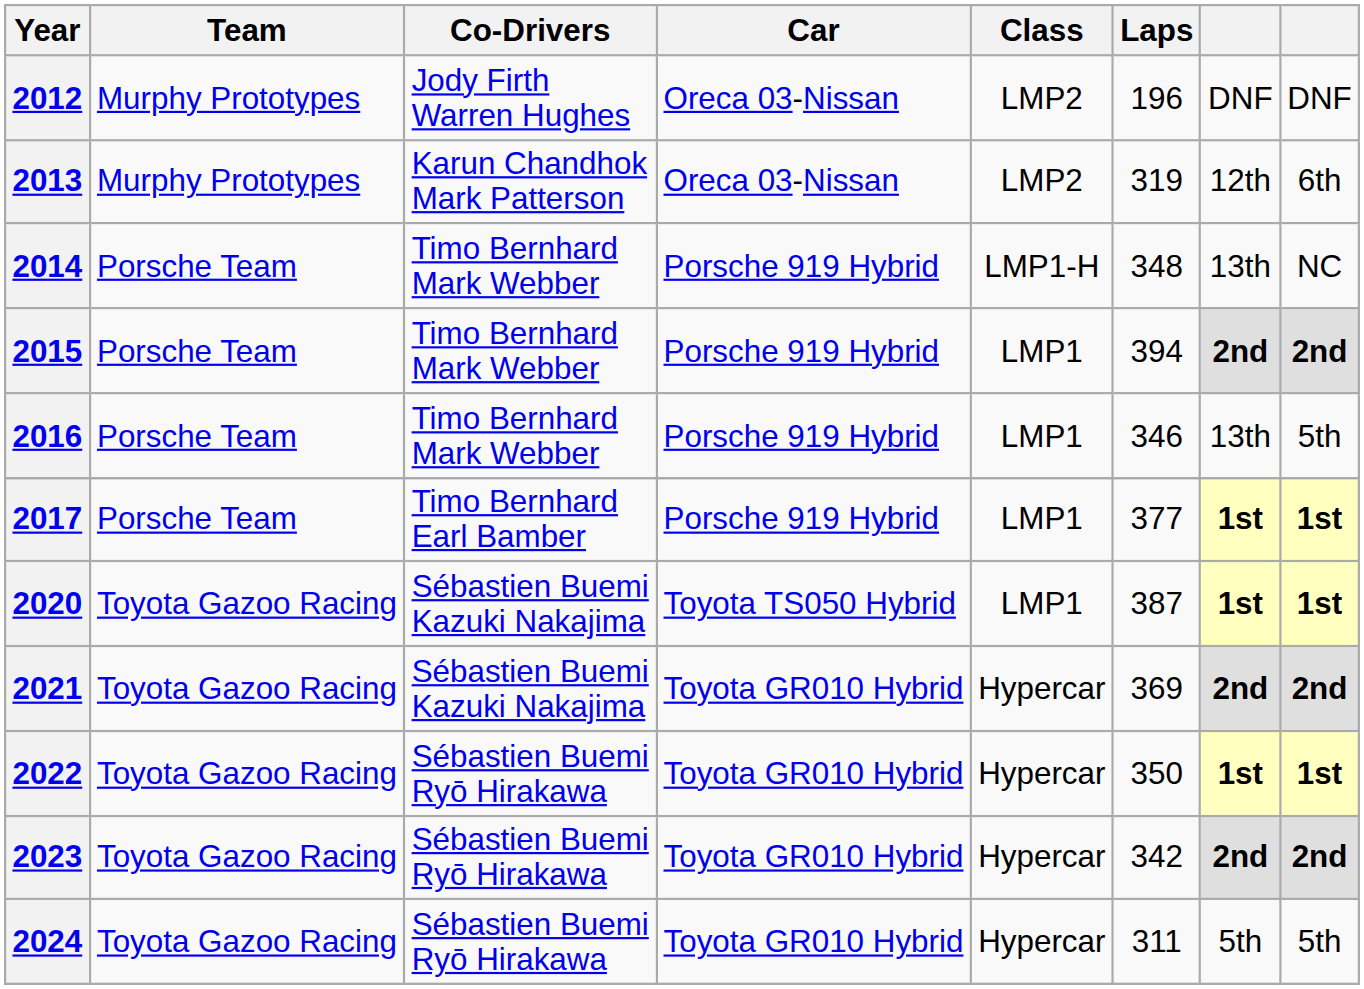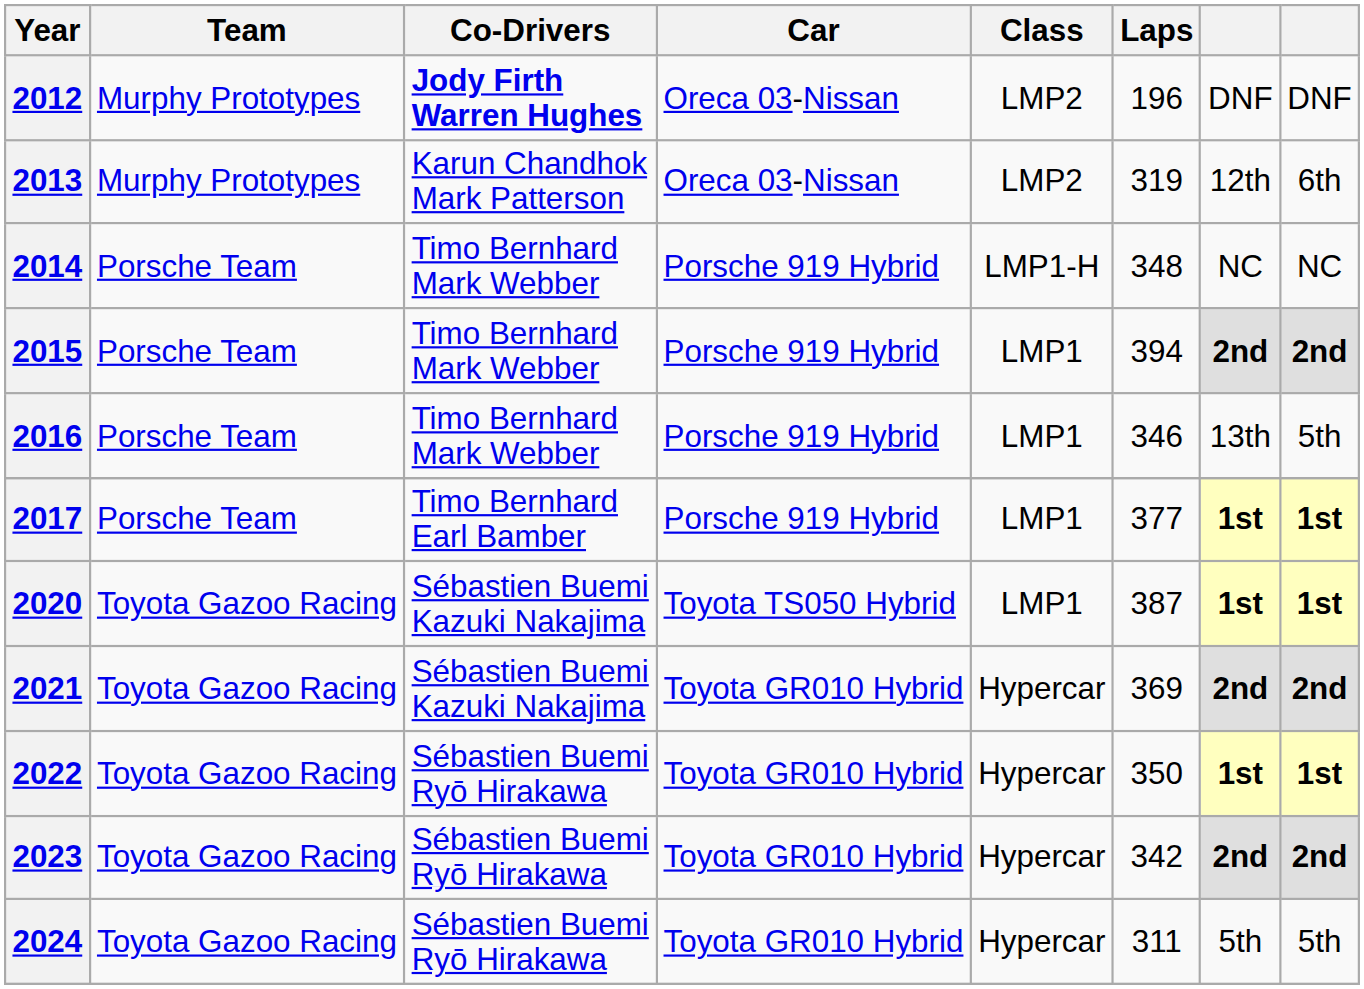(521, 97) normal -> (527, 97) bold
(1240, 266) 13th -> (1240, 266) NC
